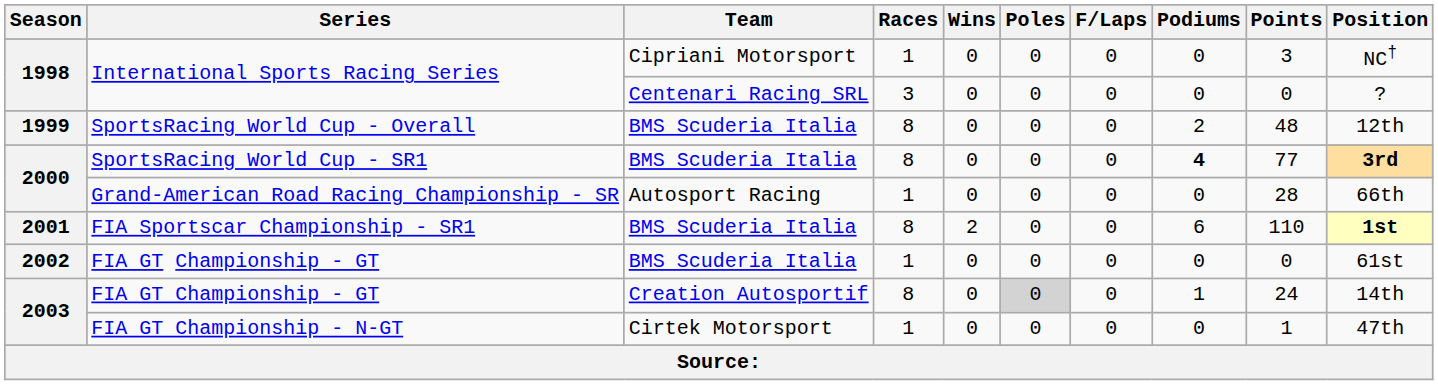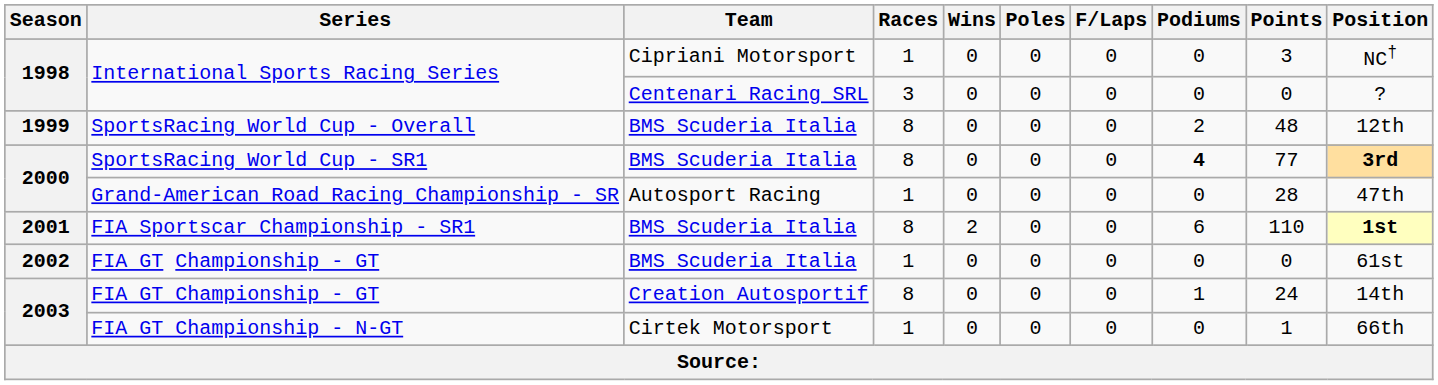(1380, 194) 66th -> (1380, 194) 47th
(1036, 295) lightgrey background -> (1036, 295) no background
(1380, 329) 47th -> (1380, 329) 66th
